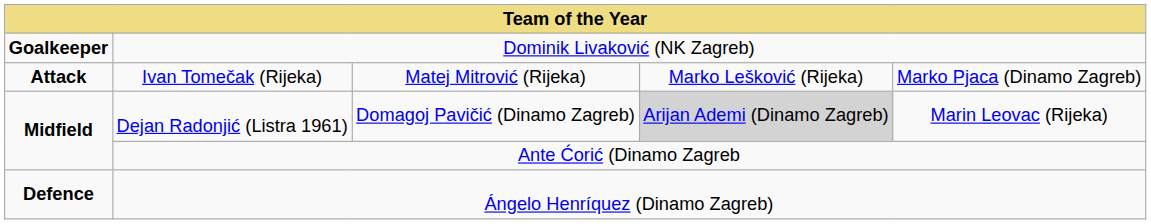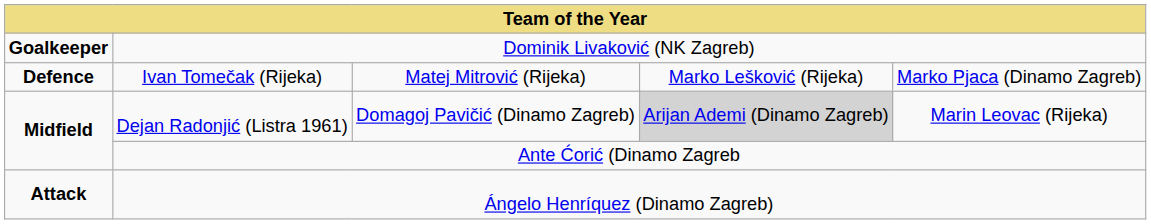(58, 76) Attack -> (58, 76) Defence
(58, 194) Defence -> (58, 194) Attack
